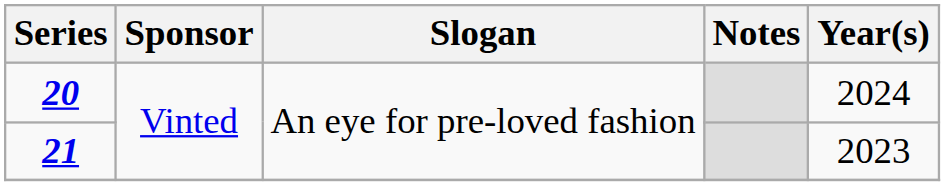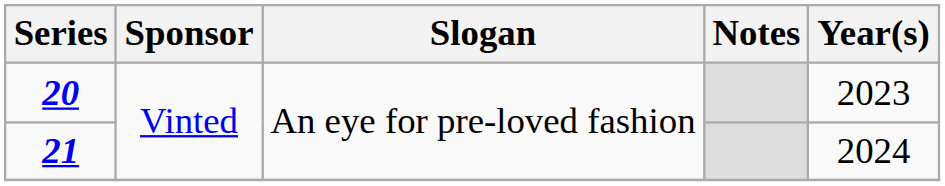(874, 92) 2024 -> (874, 92) 2023
(874, 150) 2023 -> (874, 150) 2024
